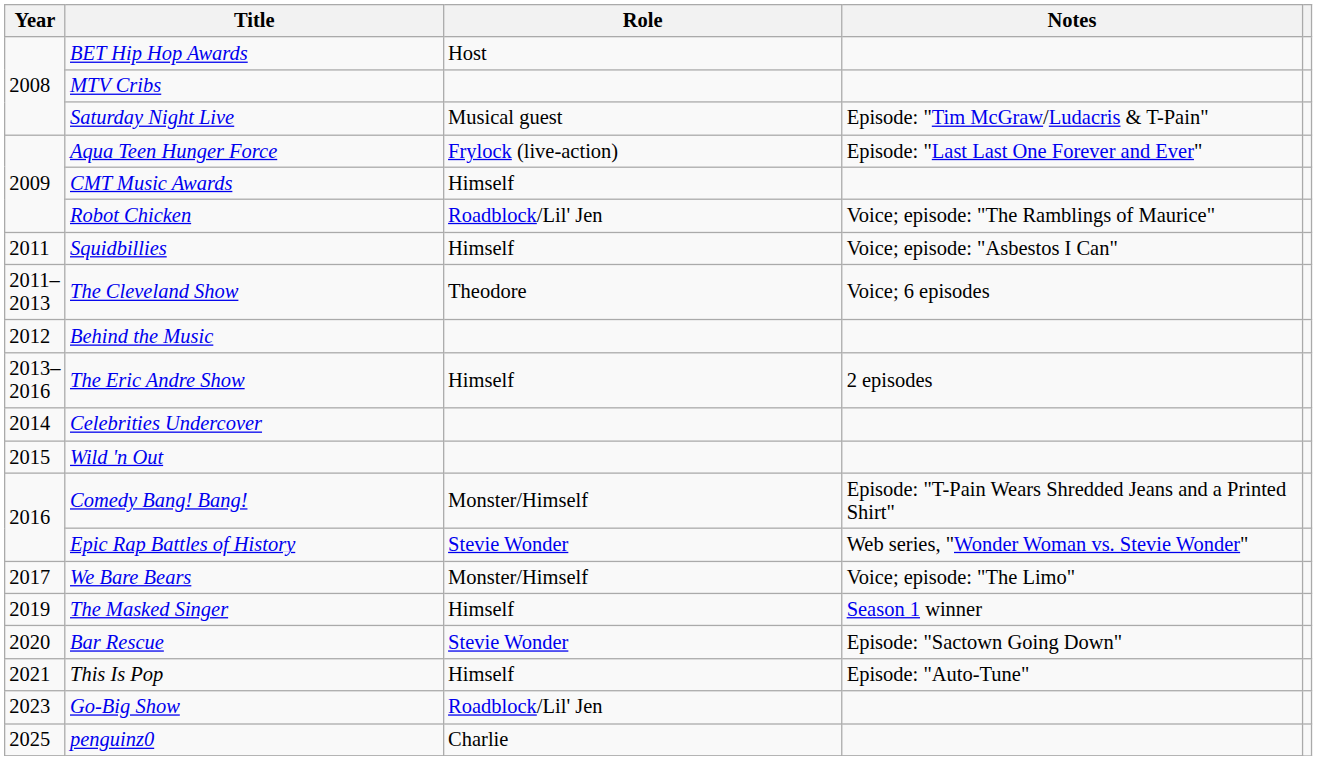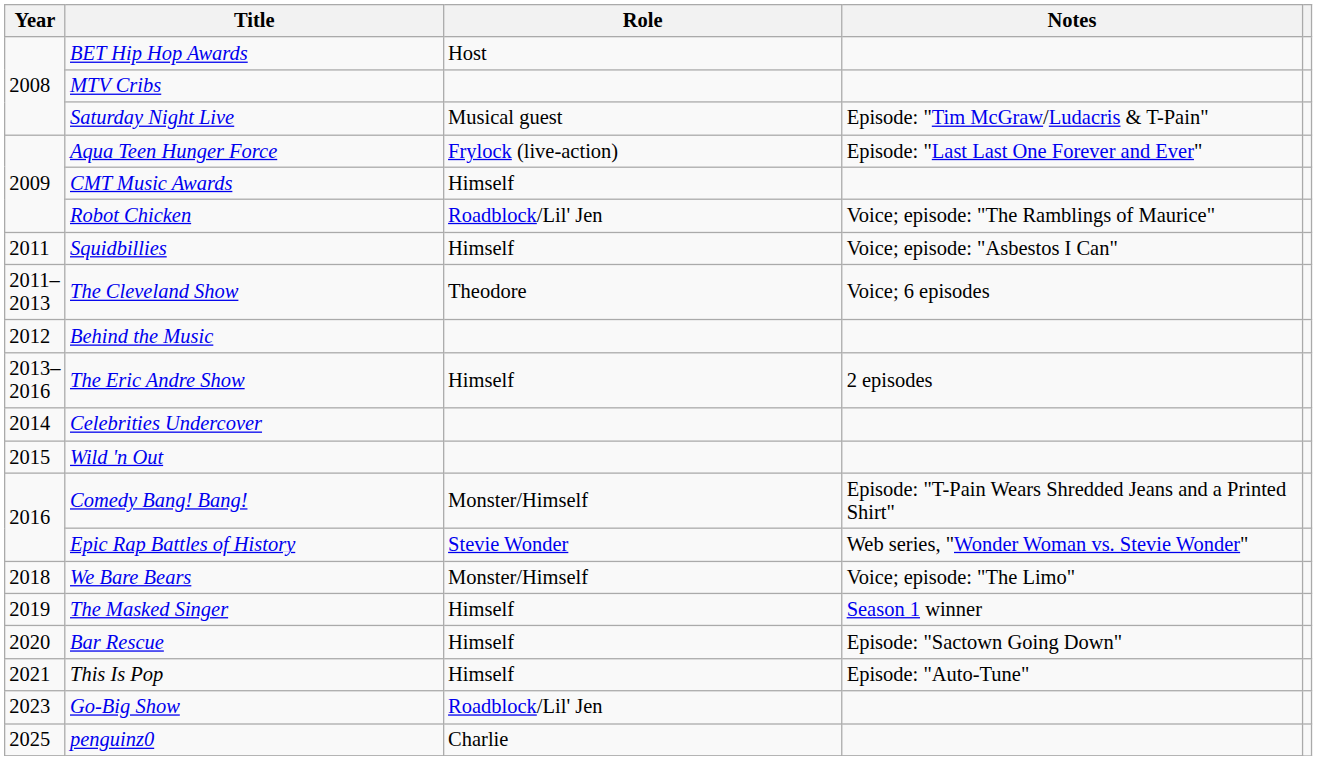(30, 577) 2017 -> (30, 577) 2018
(508, 642) Stevie Wonder -> (481, 642) Himself
